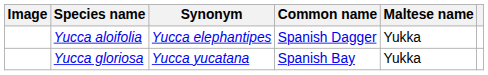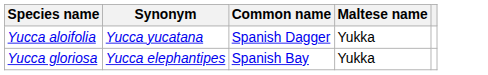- column: (27, 15)
(212, 37) Yucca elephantipes -> (154, 37) Yucca yucatana
(201, 59) Yucca yucatana -> (166, 59) Yucca elephantipes
